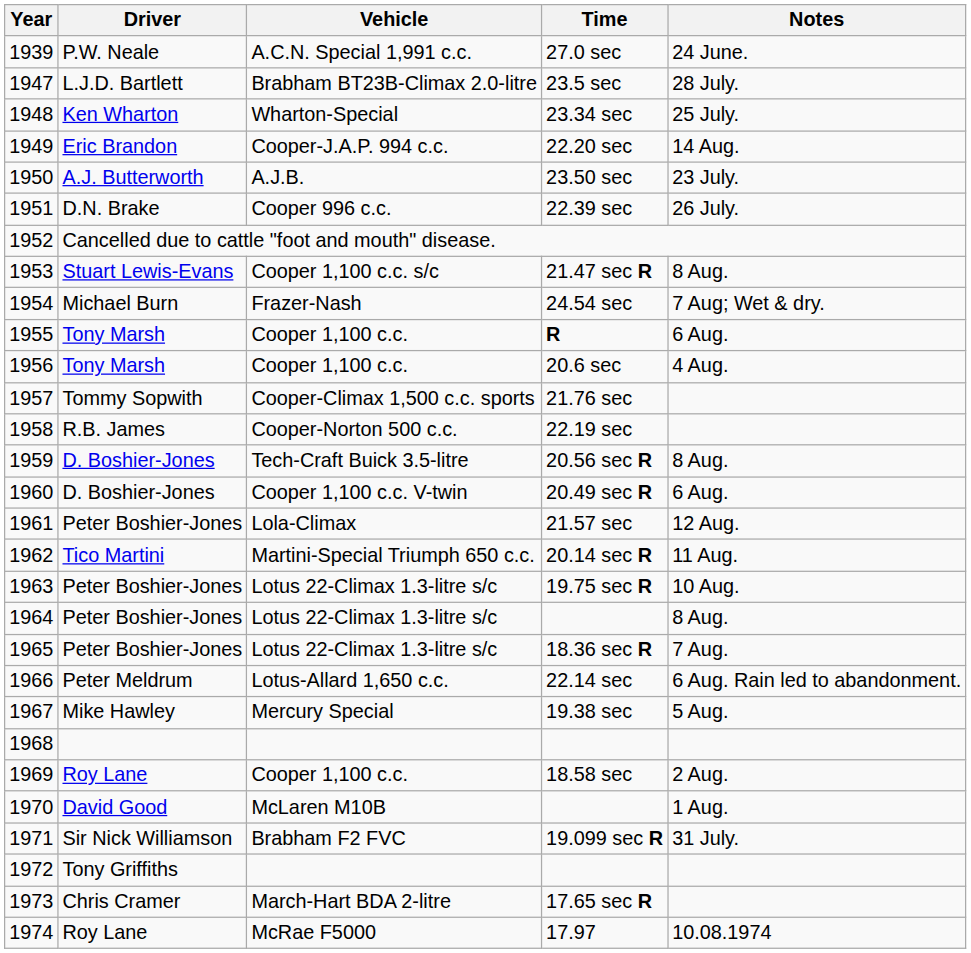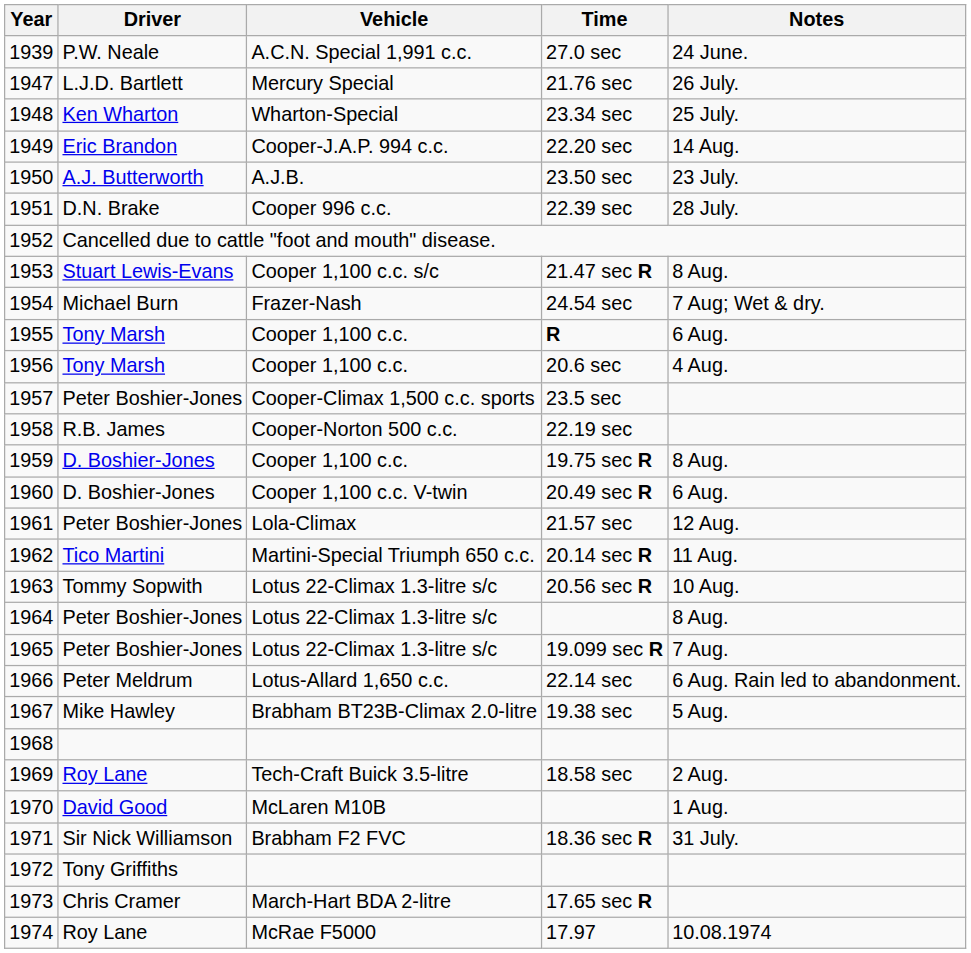(394, 83) Brabham BT23B-Climax 2.0-litre -> (322, 83) Mercury Special
(584, 83) 23.5 sec -> (589, 83) 21.76 sec
(706, 83) 28 July. -> (706, 83) 26 July.
(706, 209) 26 July. -> (706, 209) 28 July.
(132, 397) Tommy Sopwith -> (152, 397) Peter Boshier-Jones
(589, 397) 21.76 sec -> (584, 397) 23.5 sec
(360, 460) Tech-Craft Buick 3.5-litre -> (330, 460) Cooper 1,100 c.c.
(599, 460) 20.56 sec R -> (599, 460) 19.75 sec R
(152, 586) Peter Boshier-Jones -> (132, 586) Tommy Sopwith
(599, 586) 19.75 sec R -> (599, 586) 20.56 sec R
(599, 649) 18.36 sec R -> (605, 649) 19.099 sec R
(322, 712) Mercury Special -> (394, 712) Brabham BT23B-Climax 2.0-litre
(330, 775) Cooper 1,100 c.c. -> (360, 775) Tech-Craft Buick 3.5-litre
(605, 838) 19.099 sec R -> (599, 838) 18.36 sec R
